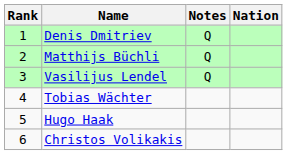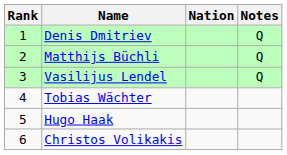columns swapped: (256, 15) <-> (208, 15)
